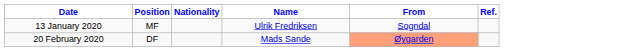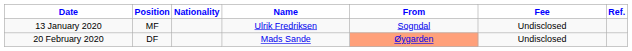+ column: (542, 12)
